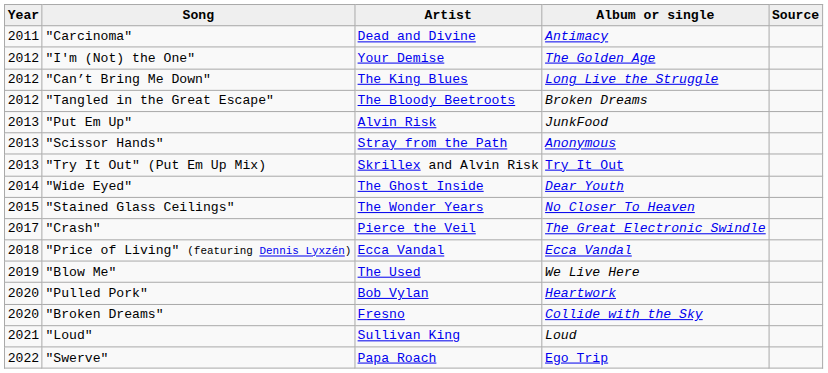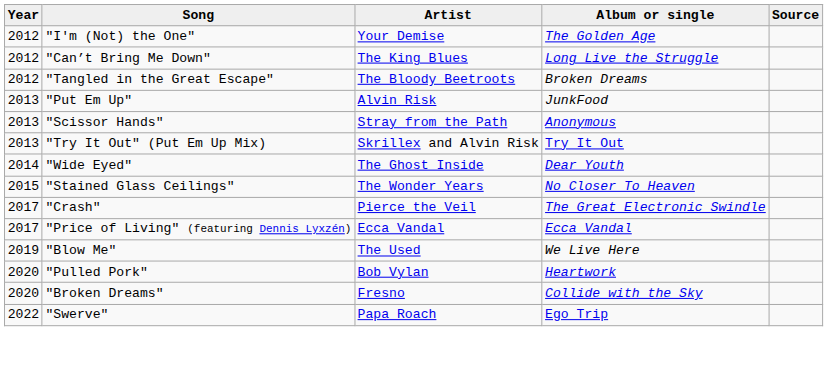- row: (89, 37)
(23, 251) 2018 -> (23, 229) 2017
- row: (69, 336)
